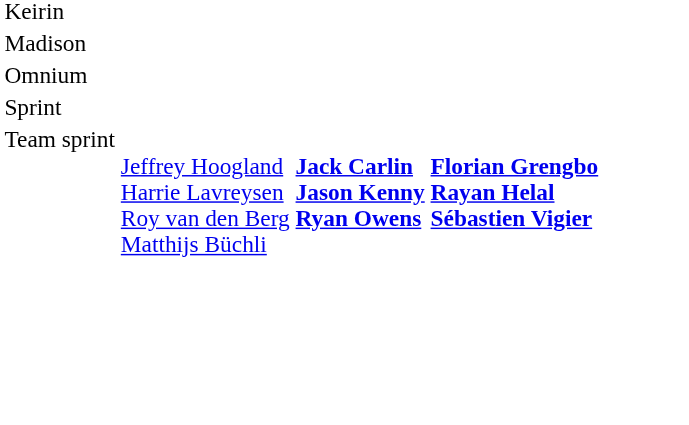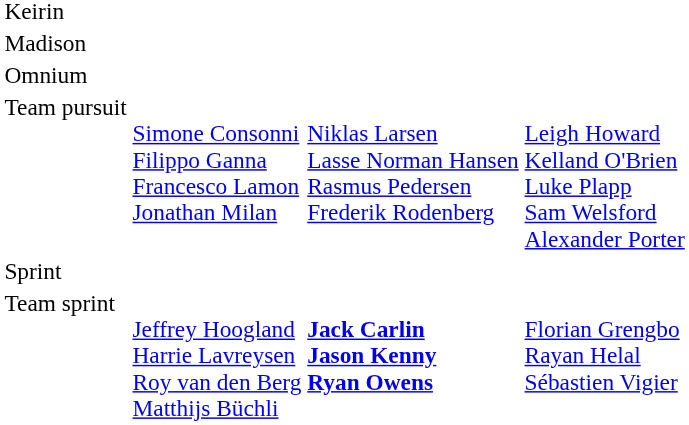+ row: (66, 107)
(514, 192) bold -> (602, 355) normal
